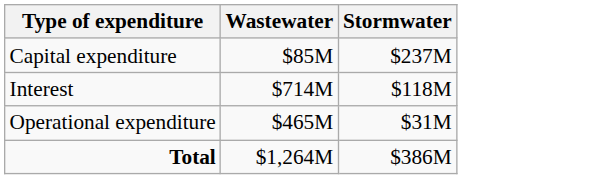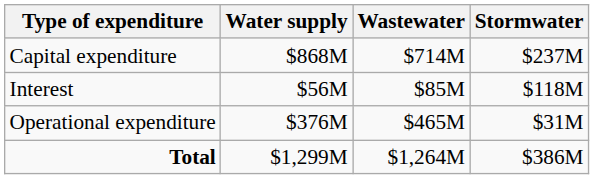+ column: (287, 21)
(308, 55) $85M -> (434, 55) $714M
(302, 88) $714M -> (440, 88) $85M
